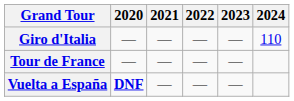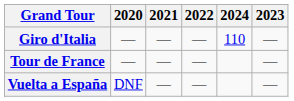columns swapped: (235, 15) <-> (271, 15)
(129, 84) bold -> (128, 84) normal
